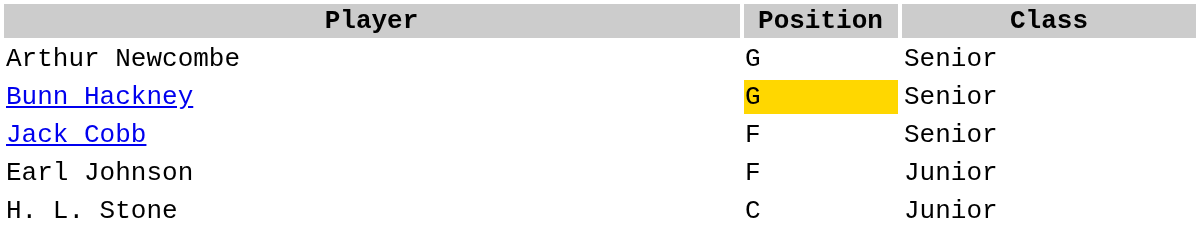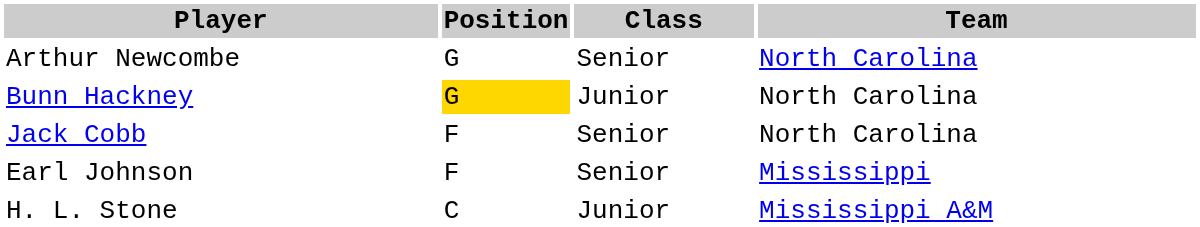+ column: (977, 21)
(951, 97) Senior -> (623, 97) Junior
(951, 173) Junior -> (623, 173) Senior
